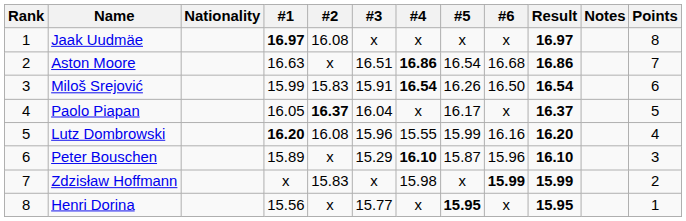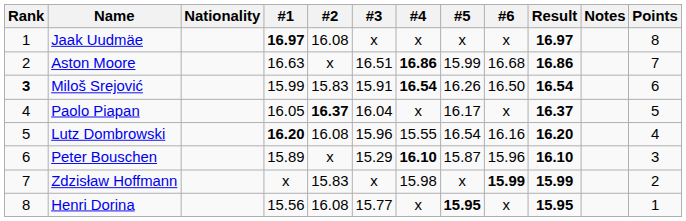(462, 63) 16.54 -> (462, 63) 15.99
(26, 87) normal -> (26, 87) bold
(462, 134) 15.99 -> (462, 134) 16.54
(330, 205) x -> (330, 205) 16.08
